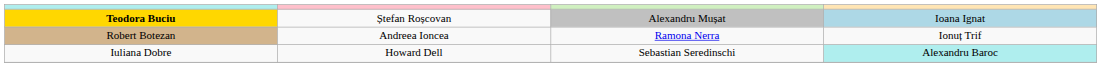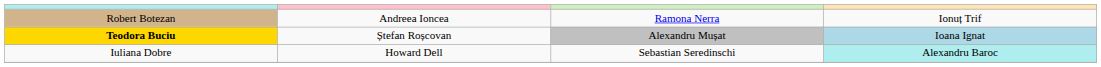rows swapped: (141, 18) <-> (141, 35)
